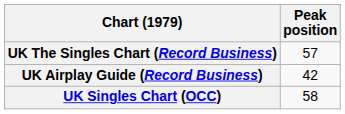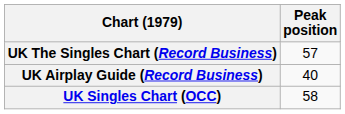(310, 75) 42 -> (310, 75) 40
